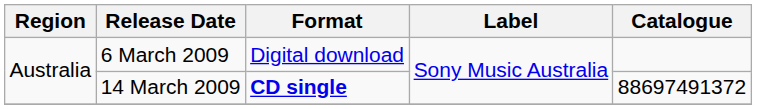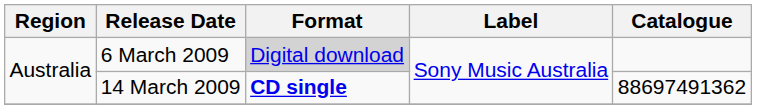(327, 54) no background -> (327, 54) lightgrey background
(682, 87) 88697491372 -> (682, 87) 88697491362
